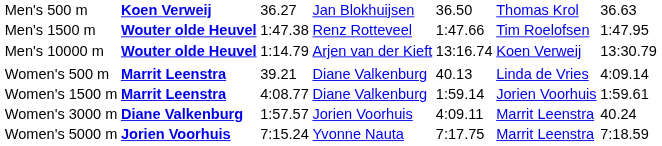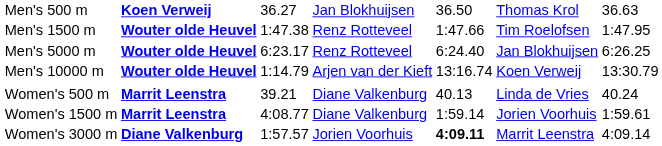+ row: (50, 51)
(624, 74) 4:09.14 -> (620, 94) 40.24
(460, 114) normal -> (460, 134) bold
(618, 114) 40.24 -> (626, 134) 4:09.14
- row: (61, 134)
